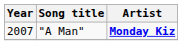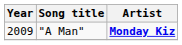(20, 31) 2007 -> (20, 31) 2009
